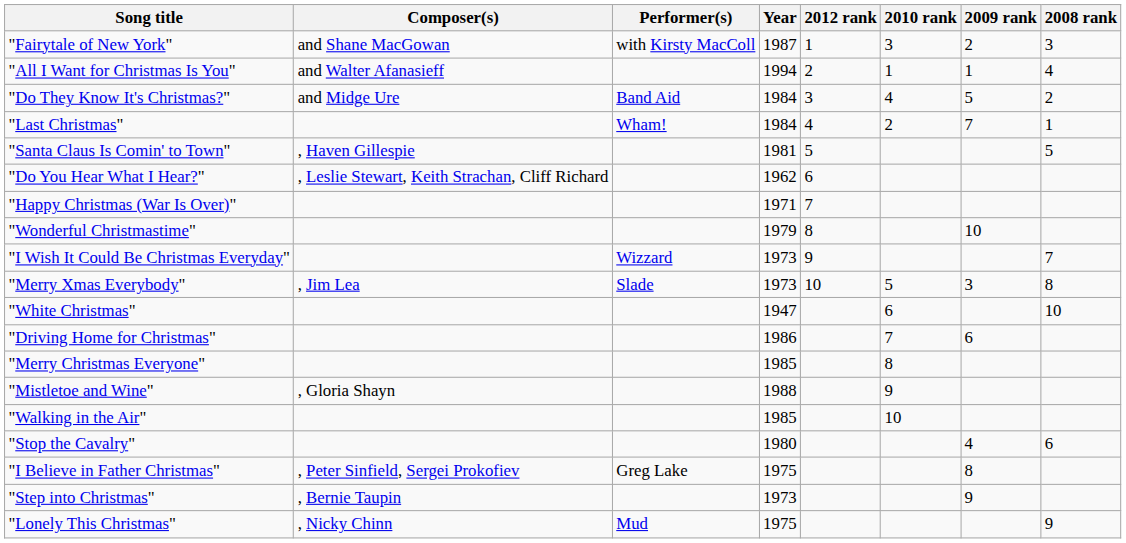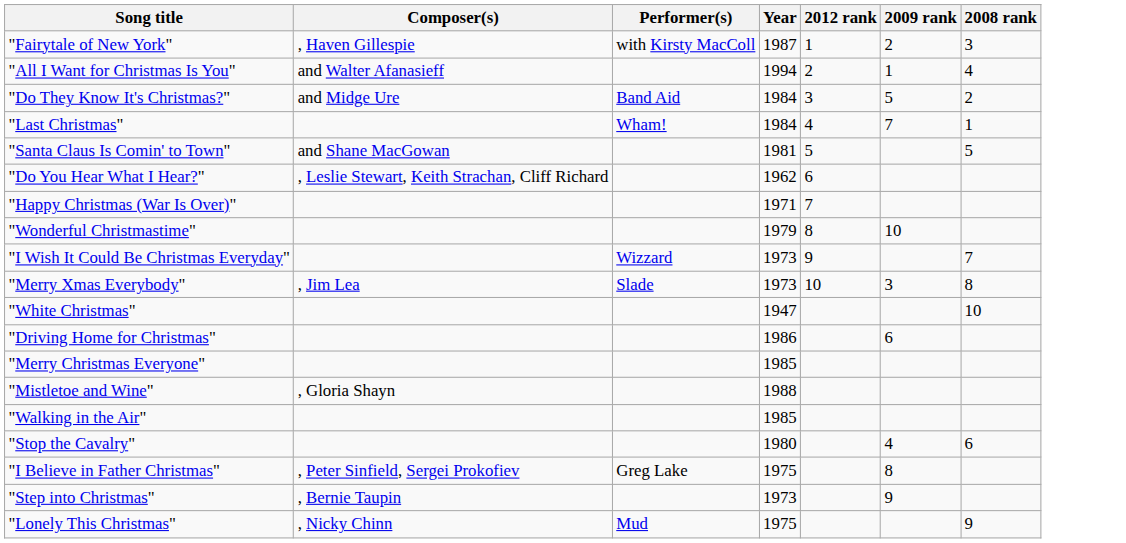- column: (921, 17)
(374, 44) and Shane MacGowan -> (356, 44) , Haven Gillespie
(356, 151) , Haven Gillespie -> (374, 151) and Shane MacGowan
